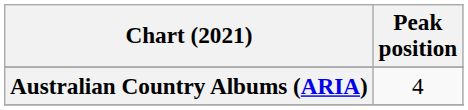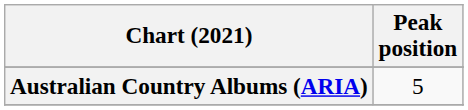(418, 85) 4 -> (418, 85) 5
